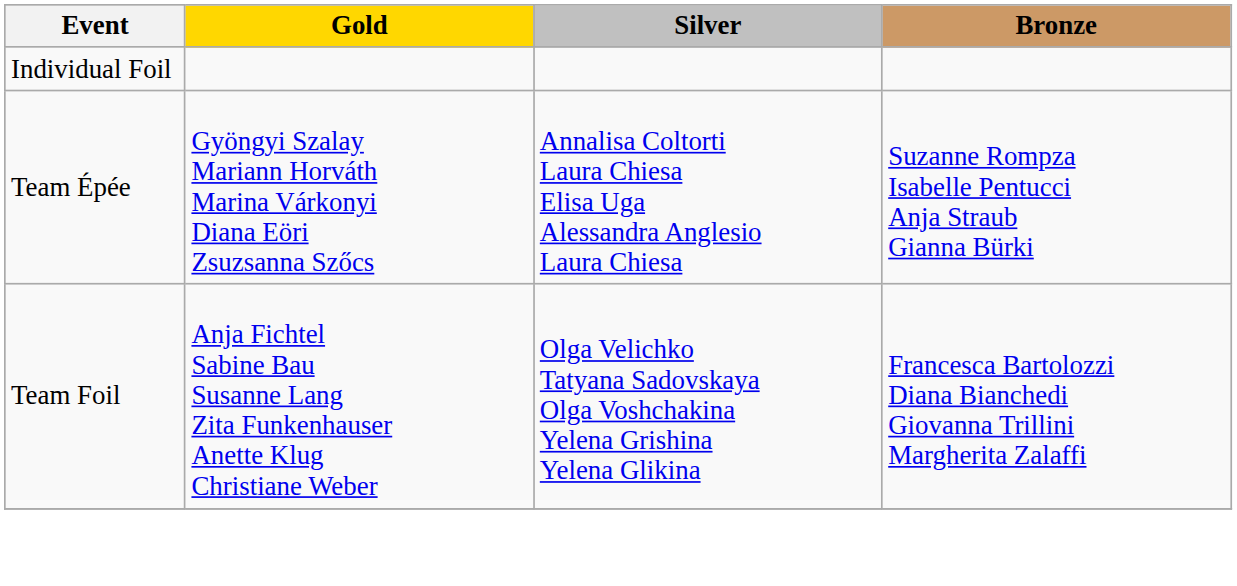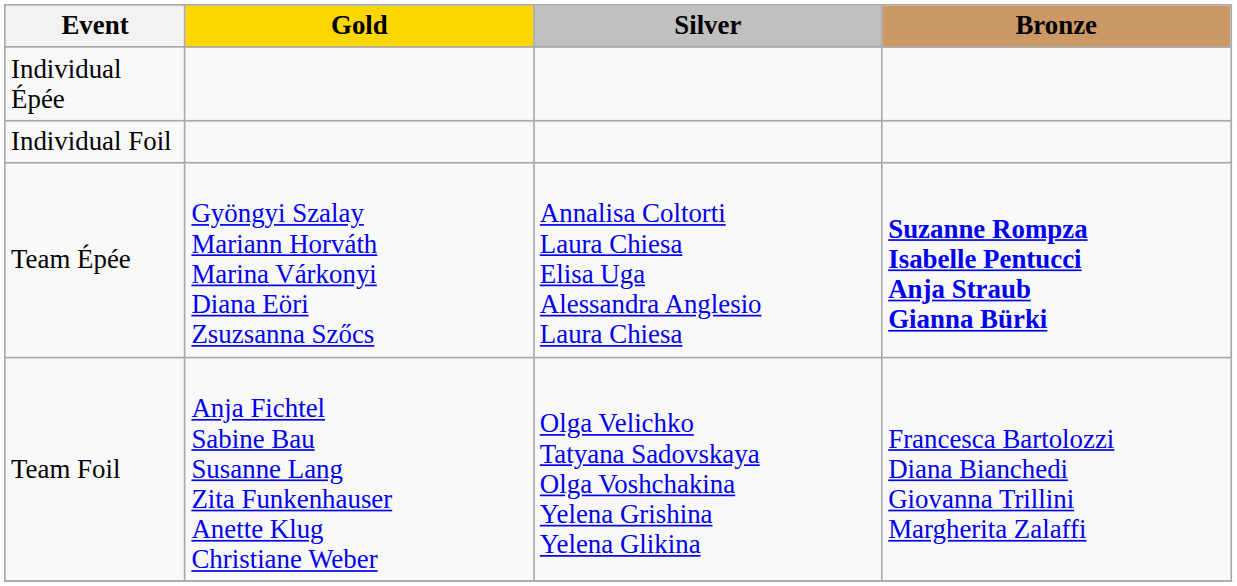+ row: (66, 83)
(982, 201) normal -> (988, 274) bold
